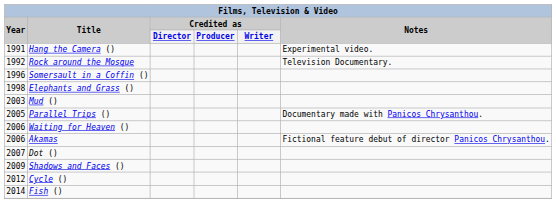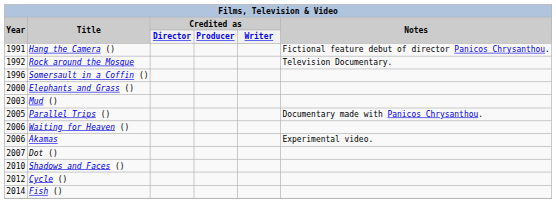(328, 50) Experimental video. -> (416, 50) Fictional feature debut of director Panicos Chrysanthou.
(16, 88) 1998 -> (16, 88) 2000
(416, 140) Fictional feature debut of director Panicos Chrysanthou. -> (328, 140) Experimental video.
(16, 166) 2009 -> (16, 166) 2010
